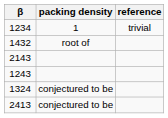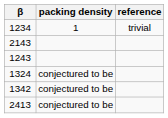- row: (20, 43)
+ row: (20, 89)
